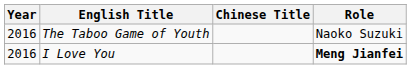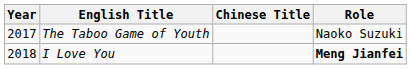(22, 34) 2016 -> (22, 34) 2017
(22, 54) 2016 -> (22, 54) 2018
